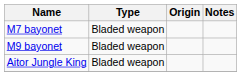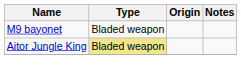- row: (34, 29)
(128, 63) no background -> (128, 46) khaki background
